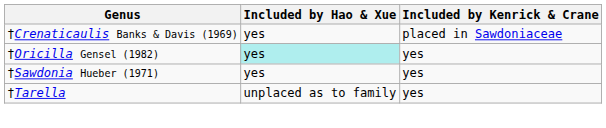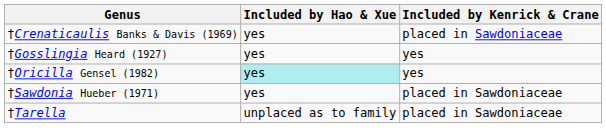+ row: (87, 54)
(413, 73) yes -> (482, 93) placed in Sawdoniaceae
(413, 93) yes -> (482, 113) placed in Sawdoniaceae
